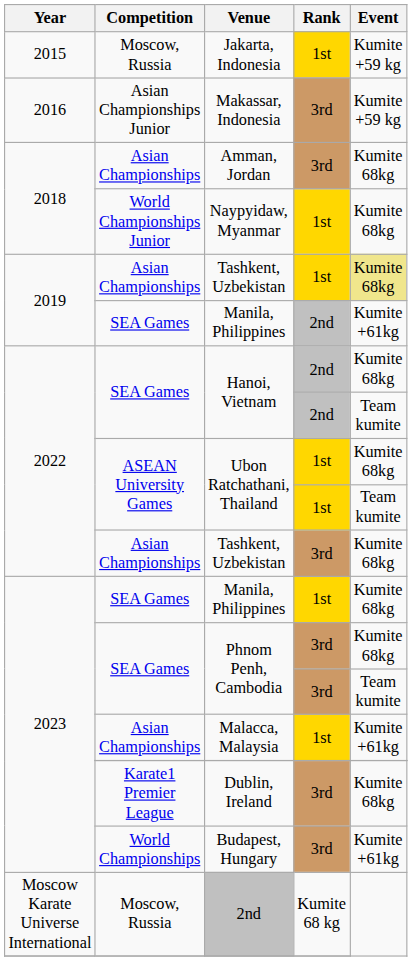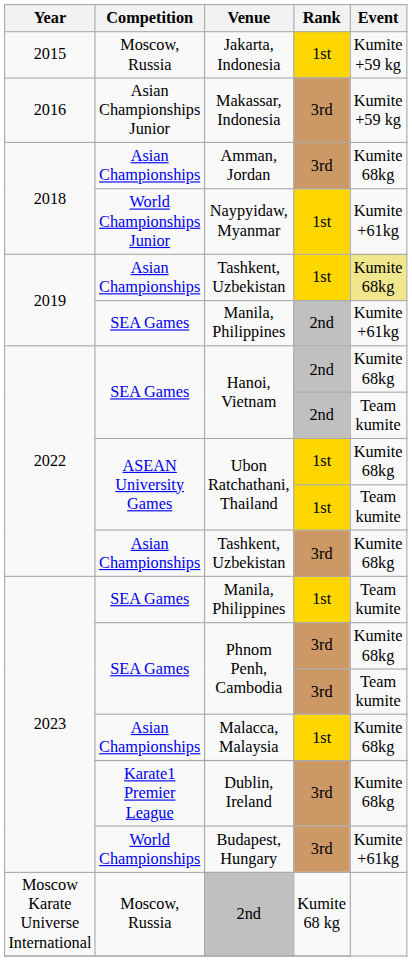(378, 221) Kumite 68kg -> (378, 221) Kumite +61kg
(378, 599) Kumite 68kg -> (378, 599) Team kumite
(378, 737) Kumite +61kg -> (378, 737) Kumite 68kg
